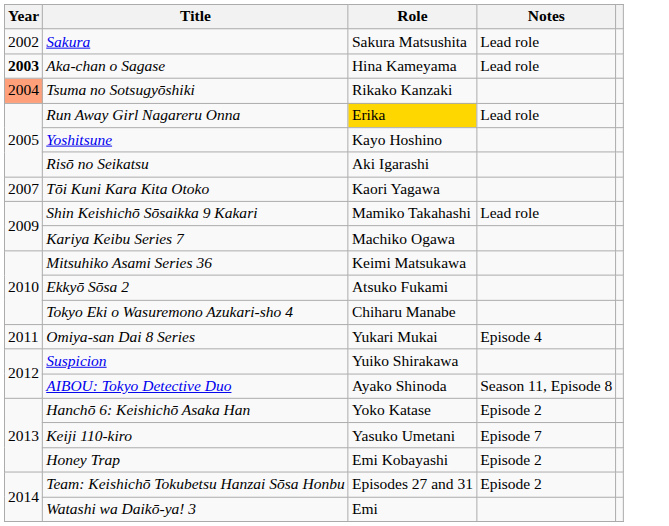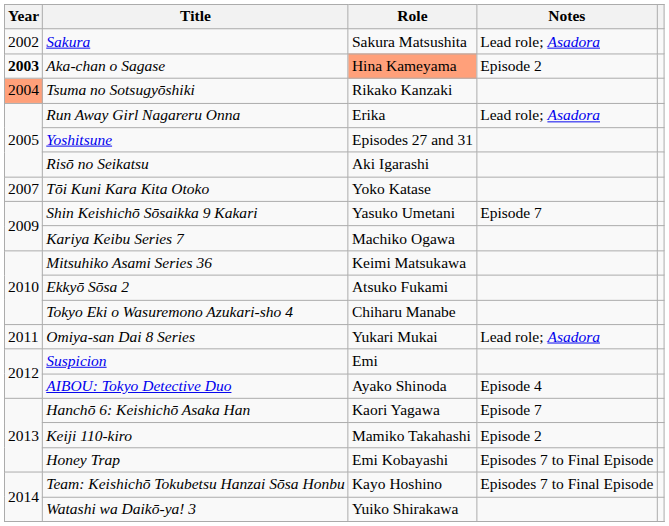(510, 41) Lead role -> (540, 41) Lead role; Asadora
(404, 66) no background -> (404, 66) lightsalmon background
(510, 66) Lead role -> (511, 66) Episode 2
(369, 115) gold background -> (369, 115) no background
(510, 115) Lead role -> (540, 115) Lead role; Asadora
(397, 139) Kayo Hoshino -> (412, 139) Episodes 27 and 31
(396, 189) Kaori Yagawa -> (391, 189) Yoko Katase
(411, 213) Mamiko Takahashi -> (403, 213) Yasuko Umetani
(510, 213) Lead role -> (511, 213) Episode 7
(511, 336) Episode 4 -> (540, 336) Lead role; Asadora
(405, 361) Yuiko Shirakawa -> (365, 361) Emi
(546, 386) Season 11, Episode 8 -> (511, 386) Episode 4
(391, 410) Yoko Katase -> (396, 410) Kaori Yagawa
(511, 410) Episode 2 -> (511, 410) Episode 7
(403, 435) Yasuko Umetani -> (411, 435) Mamiko Takahashi
(511, 435) Episode 7 -> (511, 435) Episode 2
(511, 459) Episode 2 -> (567, 459) Episodes 7 to Final Episode
(412, 484) Episodes 27 and 31 -> (397, 484) Kayo Hoshino
(511, 484) Episode 2 -> (567, 484) Episodes 7 to Final Episode
(365, 509) Emi -> (405, 509) Yuiko Shirakawa
